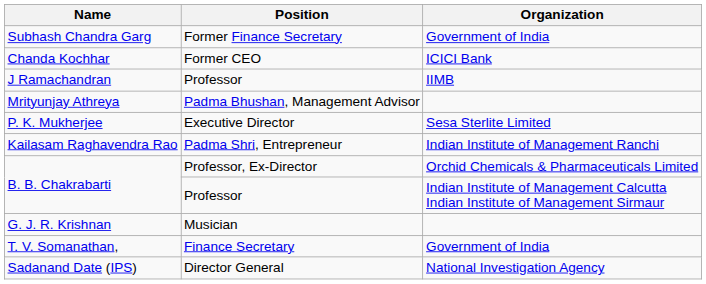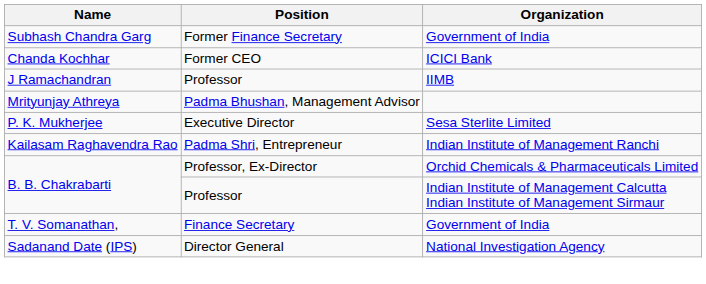- row: (59, 224)
